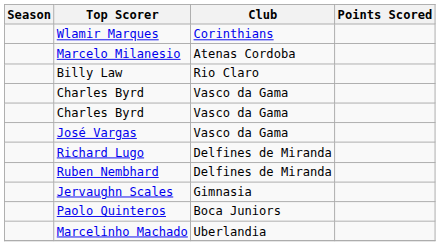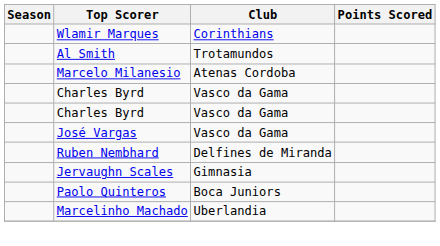+ row: (86, 54)
- row: (90, 73)
- row: (100, 152)
